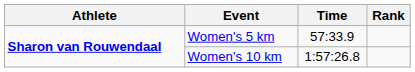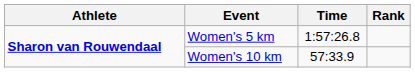(332, 36) 57:33.9 -> (332, 36) 1:57:26.8
(332, 57) 1:57:26.8 -> (332, 57) 57:33.9
